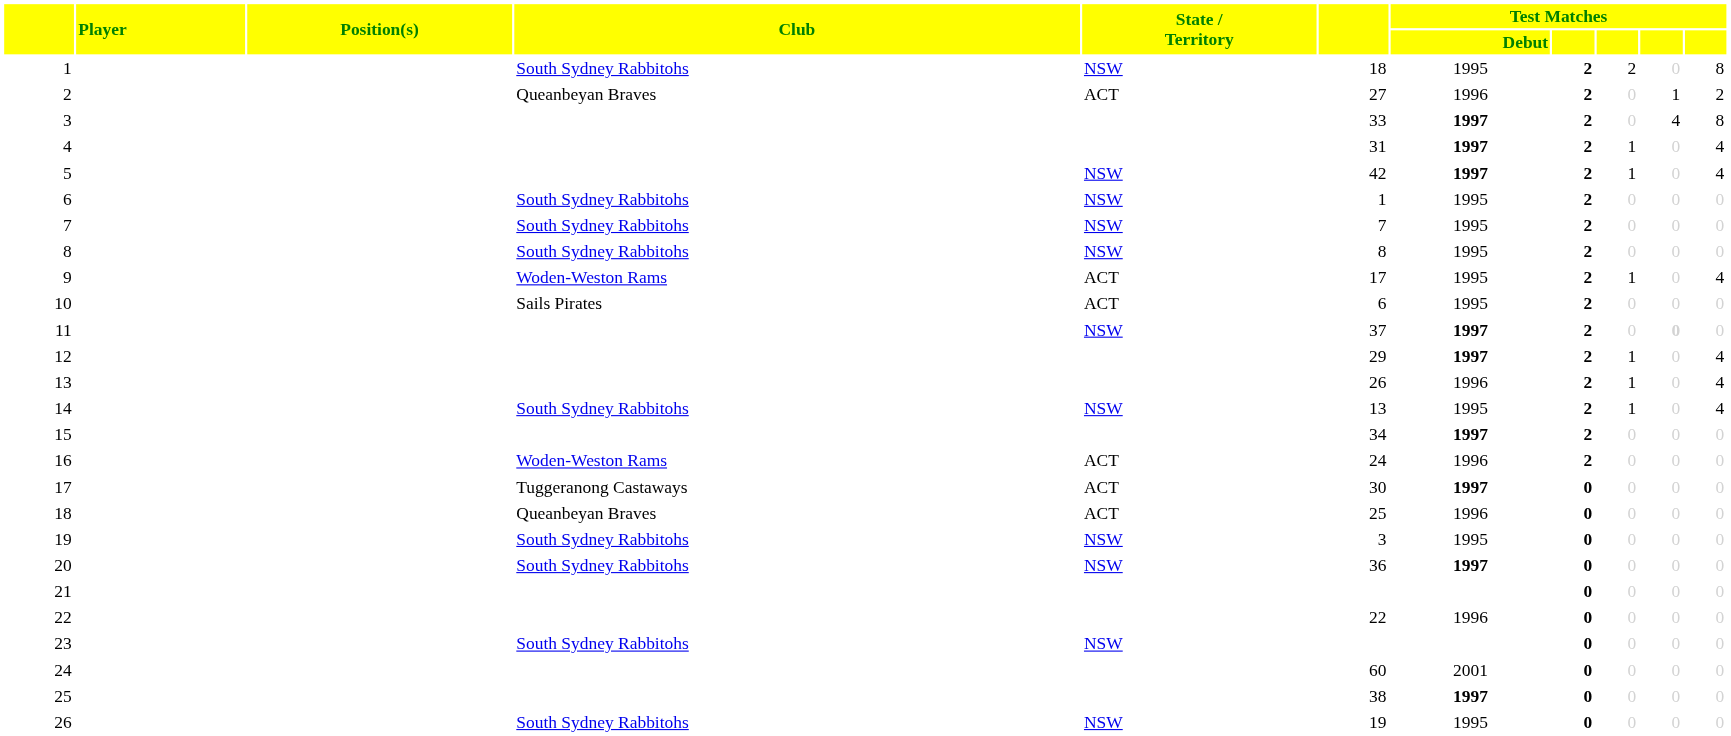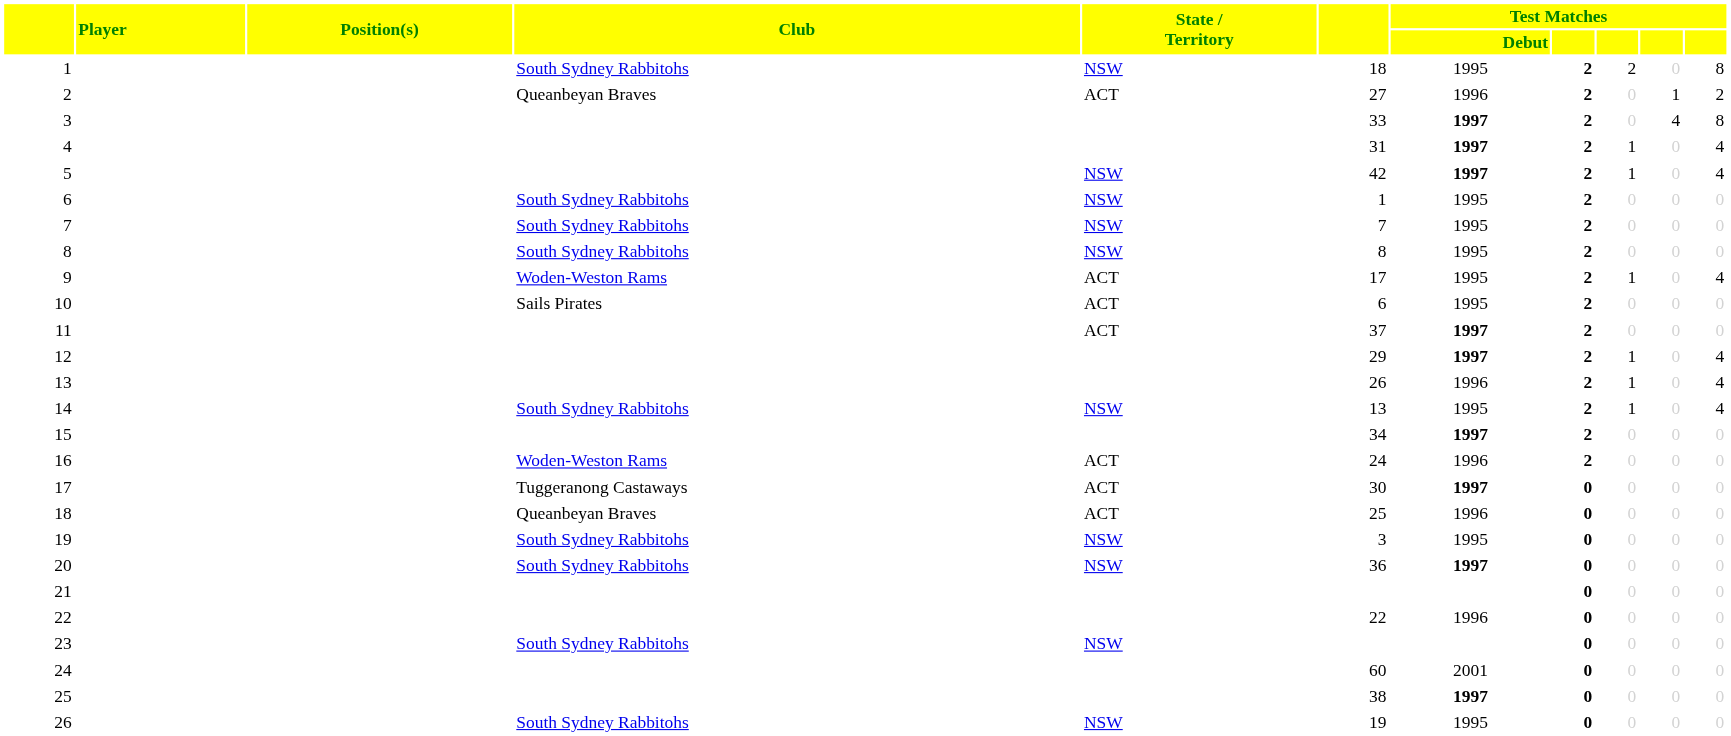(1103, 330) NSW -> (1101, 330) ACT
(1676, 330) bold -> (1676, 330) normal
